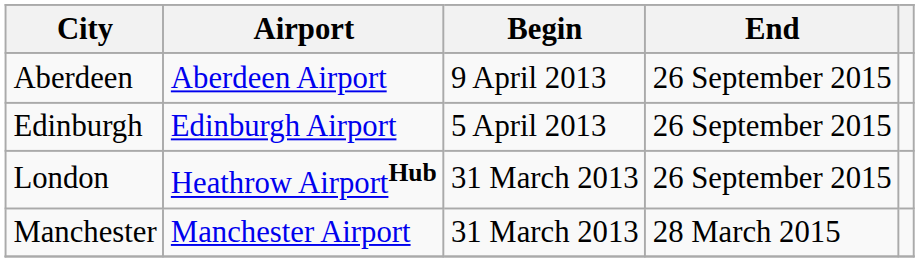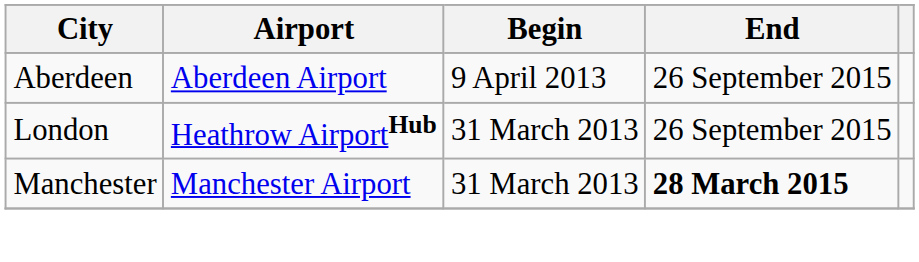- row: (78, 126)
(747, 232) normal -> (751, 183) bold
